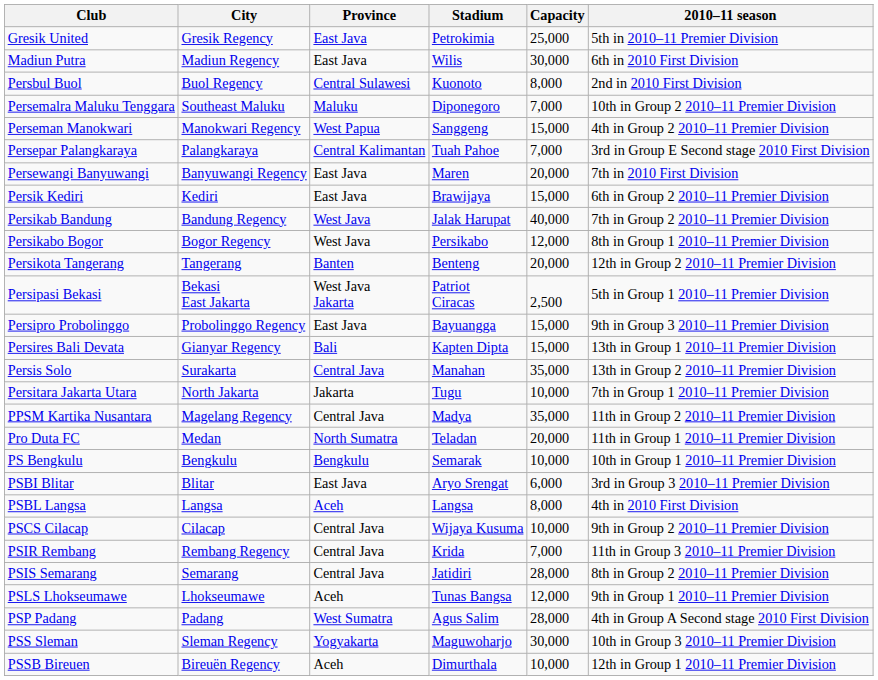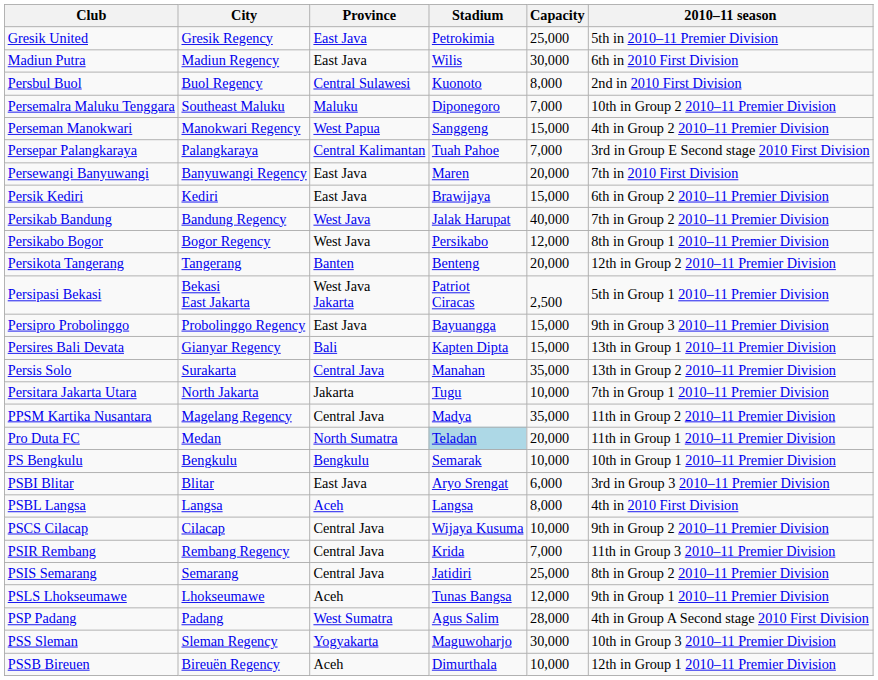(454, 438) no background -> (454, 438) lightblue background
(550, 573) 28,000 -> (550, 573) 25,000
